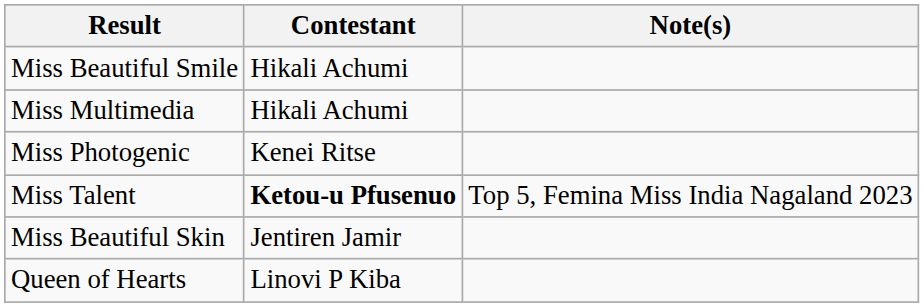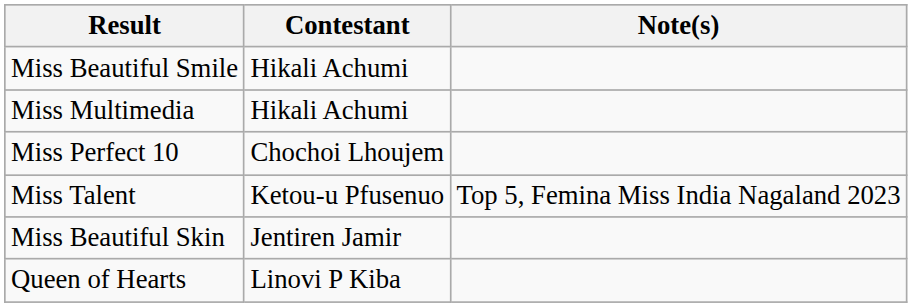+ row: (95, 152)
- row: (100, 152)
(353, 195) bold -> (347, 195) normal
